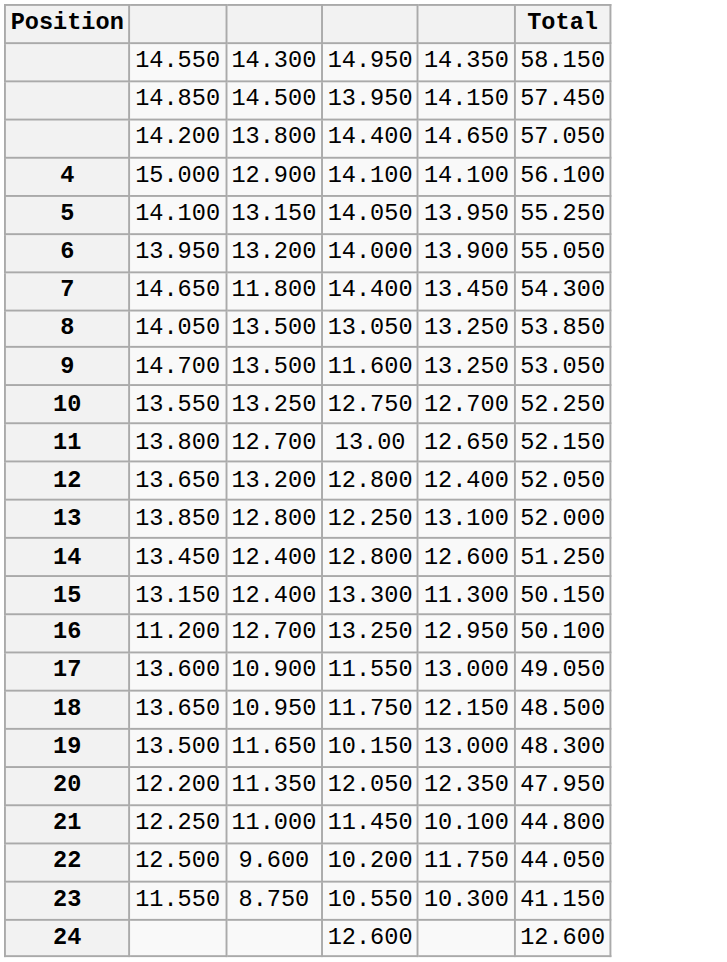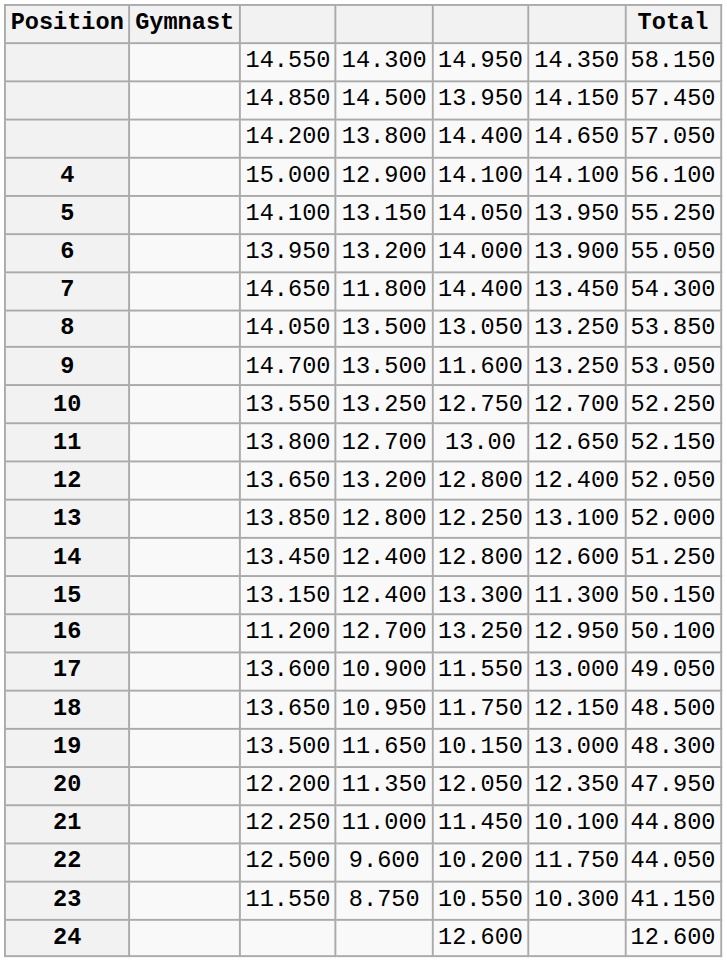+ column: (185, 24)
